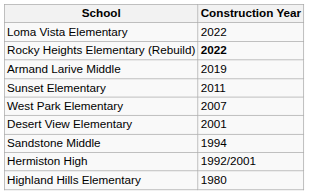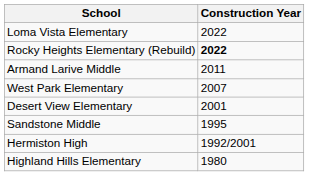(214, 69) 2019 -> (213, 69) 2011
- row: (56, 87)
(214, 143) 1994 -> (214, 124) 1995
